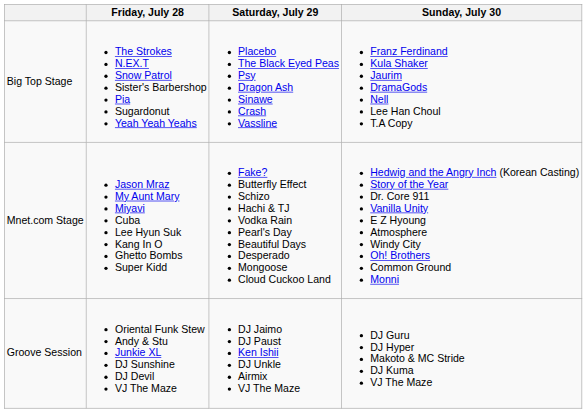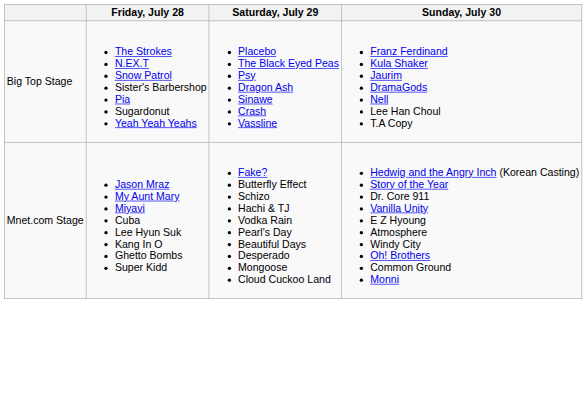- row: (44, 353)
